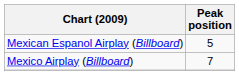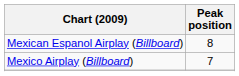(210, 43) 5 -> (210, 43) 8
